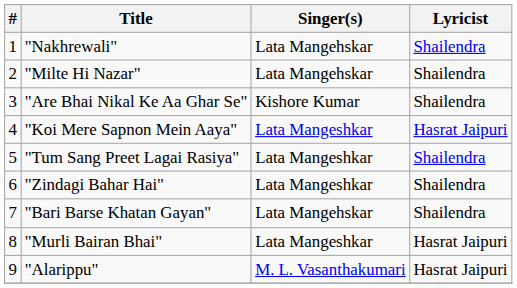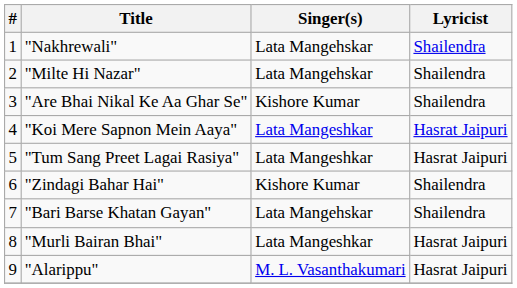(449, 157) Shailendra -> (460, 157) Hasrat Jaipuri
(314, 185) Lata Mangeshkar -> (307, 185) Kishore Kumar
